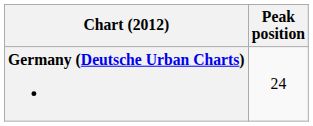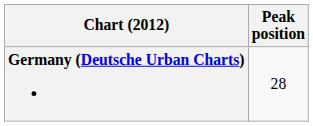(278, 83) 24 -> (278, 83) 28
